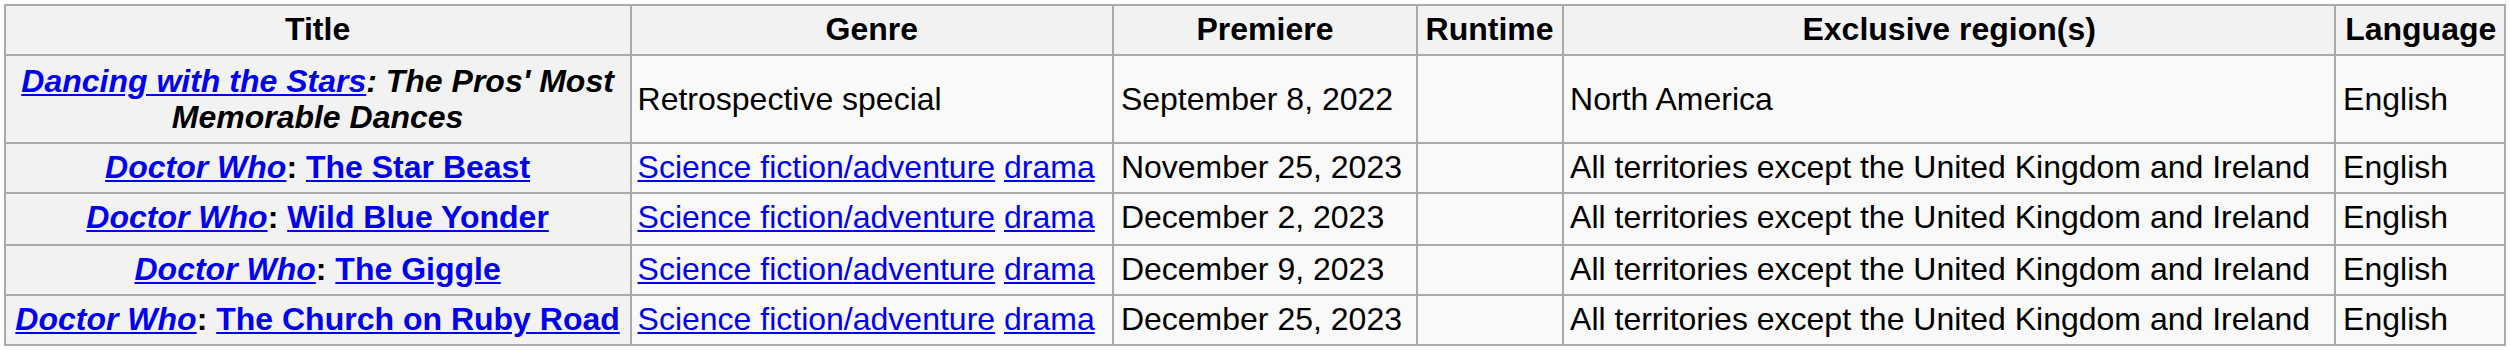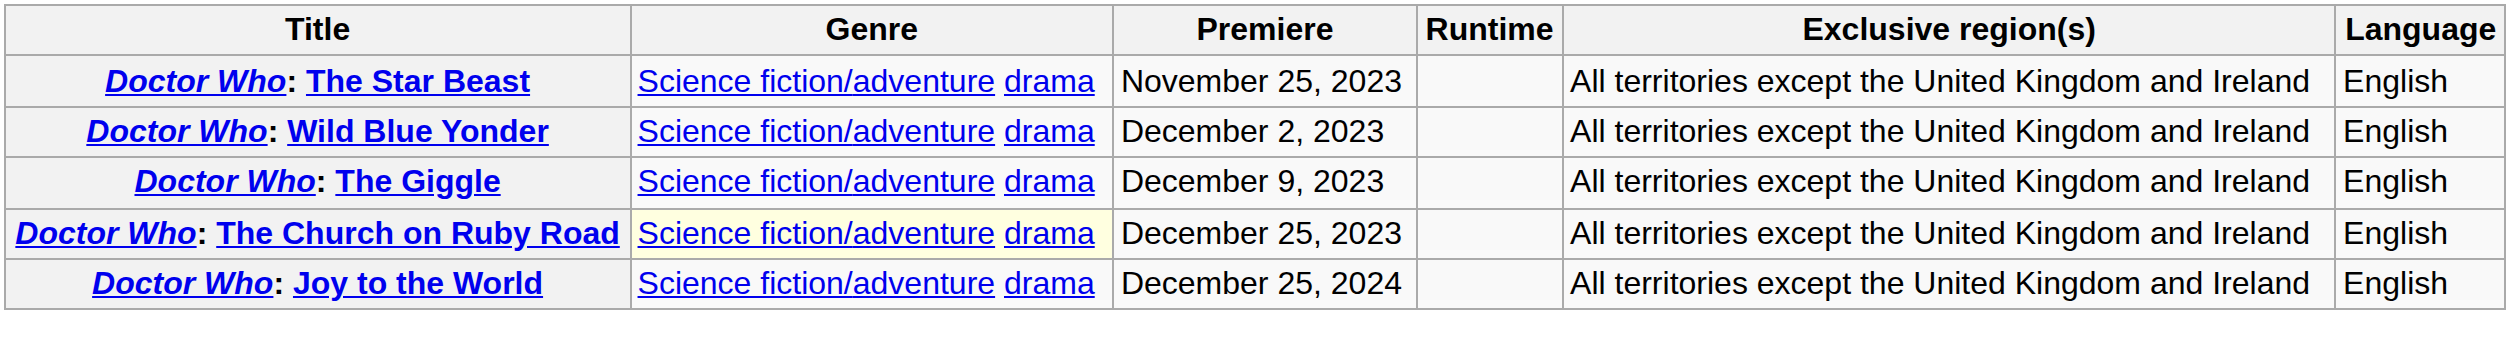- row: (318, 98)
(866, 319) no background -> (866, 232) lightyellow background
+ row: (318, 283)
